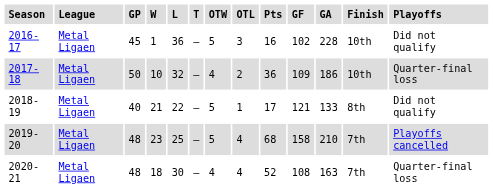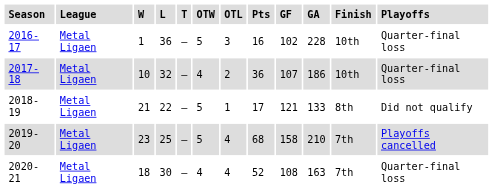- column: (135, 14)
(415, 41) Did not qualify -> (421, 41) Quarter-final loss
(301, 74) 109 -> (289, 74) 107
